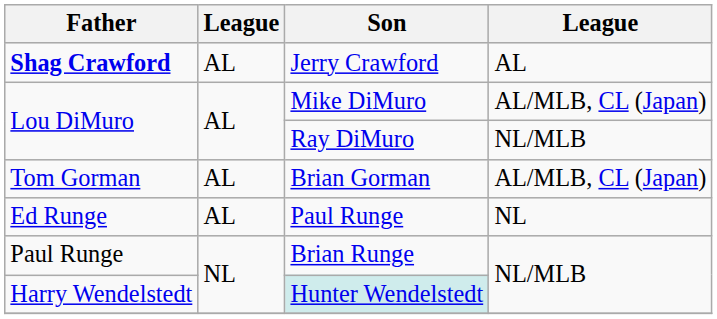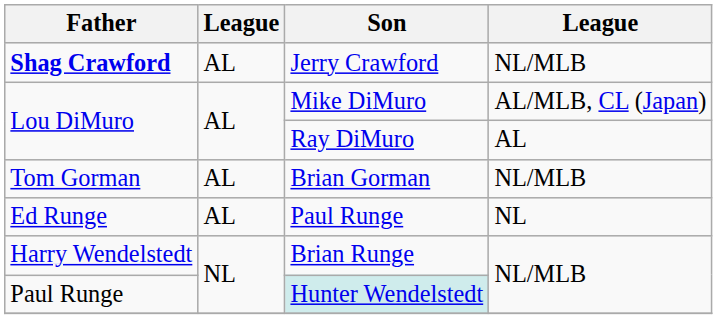(511, 62) AL -> (540, 62) NL/MLB
(540, 139) NL/MLB -> (511, 139) AL
(600, 178) AL/MLB, CL (Japan) -> (540, 178) NL/MLB
(67, 255) Paul Runge -> (101, 255) Harry Wendelstedt
(101, 293) Harry Wendelstedt -> (67, 293) Paul Runge
